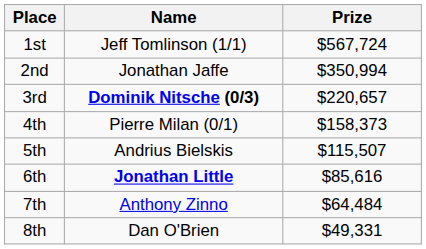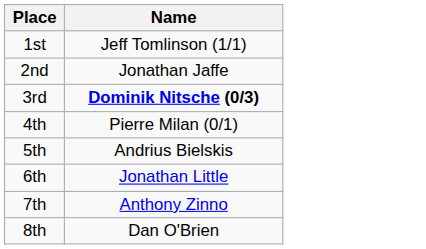- column: (352, 17)
(174, 177) bold -> (174, 177) normal
